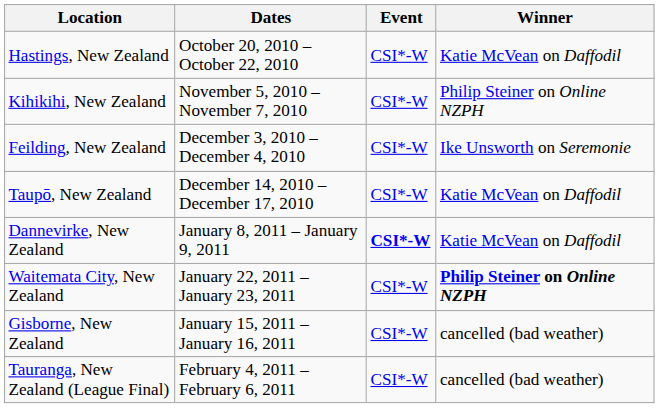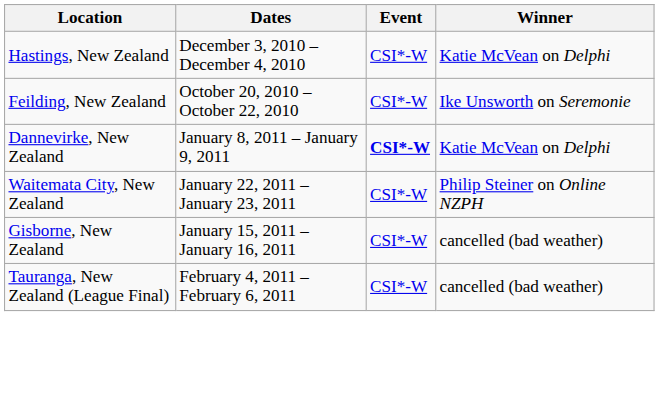(245, 54) October 20, 2010 – October 22, 2010 -> (249, 54) December 3, 2010 – December 4, 2010
(531, 54) Katie McVean on Daffodil -> (525, 54) Katie McVean on Delphi
- row: (87, 101)
(248, 147) December 3, 2010 – December 4, 2010 -> (245, 101) October 20, 2010 – October 22, 2010
- row: (80, 194)
(531, 240) Katie McVean on Daffodil -> (525, 147) Katie McVean on Delphi
(528, 286) bold -> (523, 194) normal
